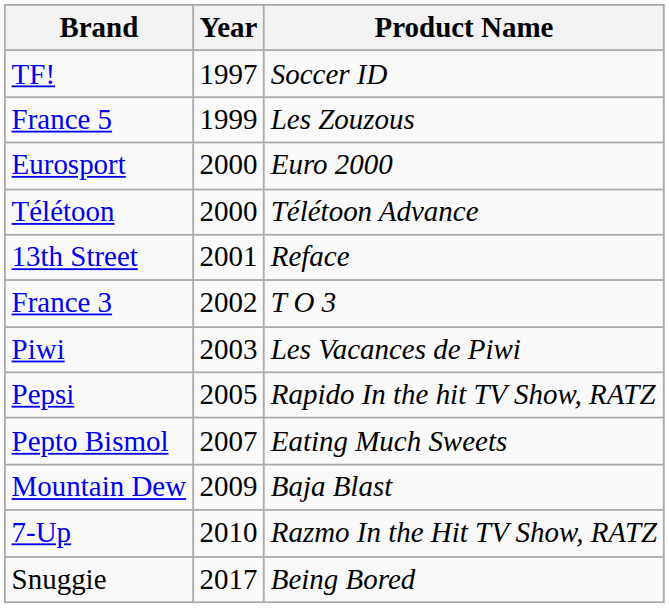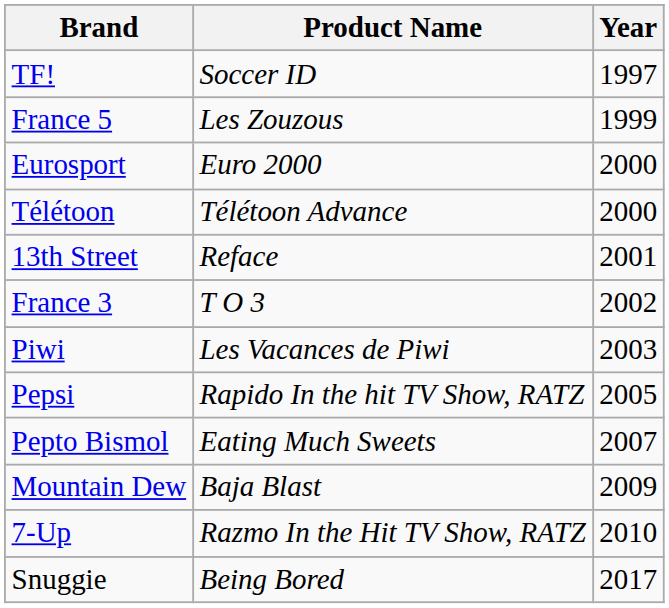columns swapped: (464, 27) <-> (228, 27)
